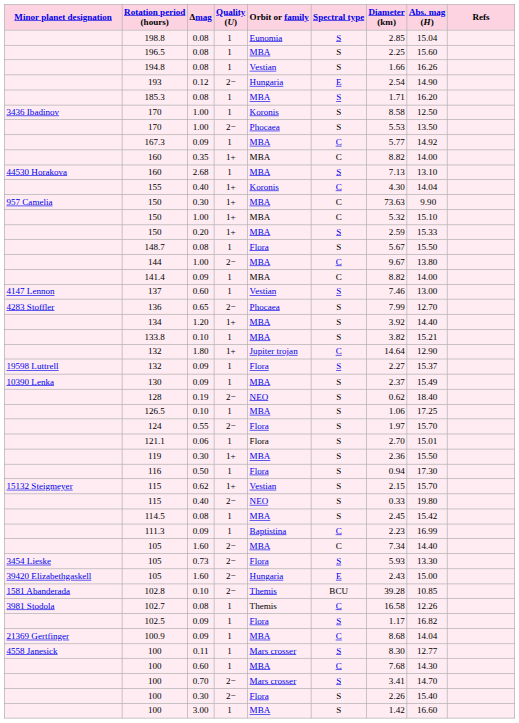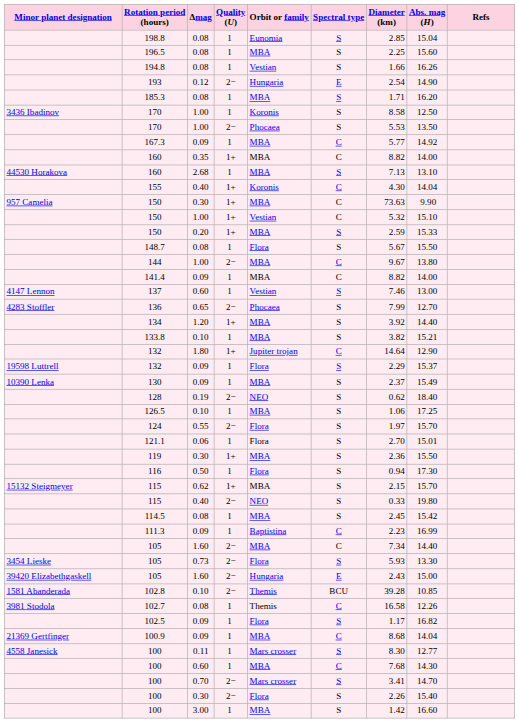(260, 217) MBA -> (263, 217) Vestian
(397, 367) 2.27 -> (397, 367) 2.29
(263, 486) Vestian -> (260, 486) MBA
